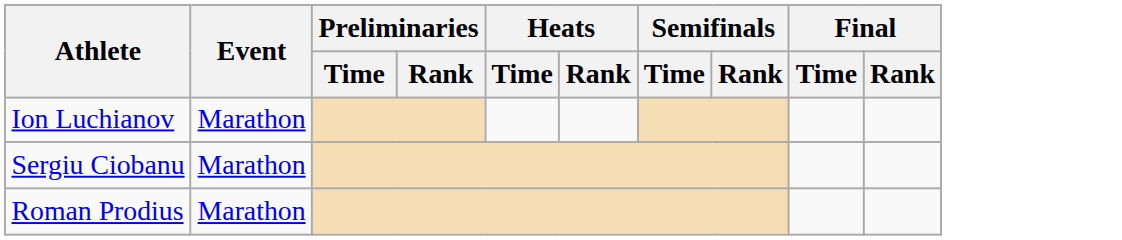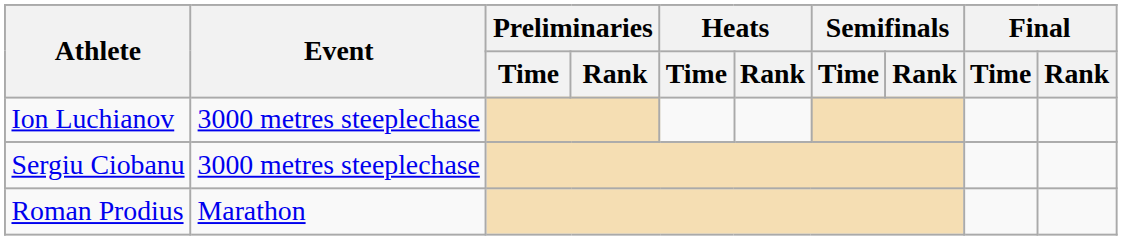(252, 119) Marathon -> (339, 119) 3000 metres steeplechase
(252, 165) Marathon -> (339, 165) 3000 metres steeplechase
